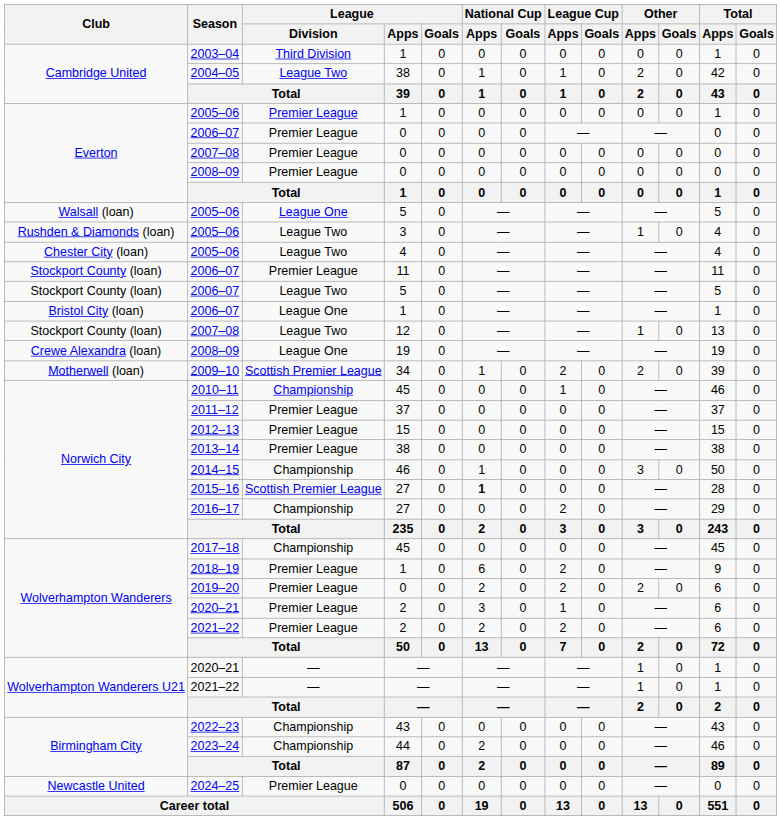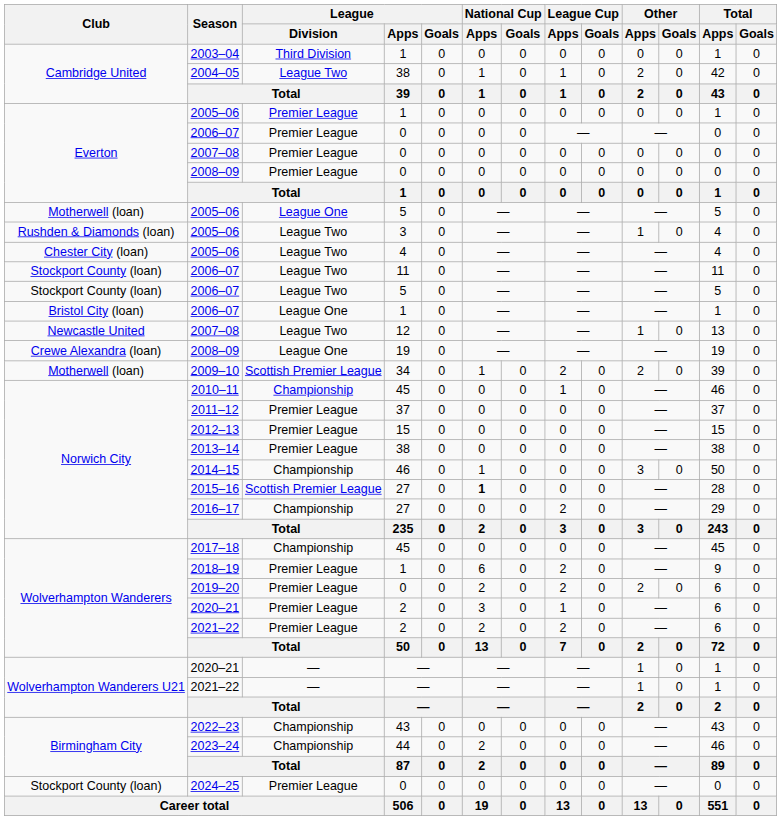(96, 212) Walsall (loan) -> (96, 212) Motherwell (loan)
(313, 271) Premier League -> (313, 271) League Two
(96, 331) Stockport County (loan) -> (96, 331) Newcastle United
(96, 786) Newcastle United -> (96, 786) Stockport County (loan)
